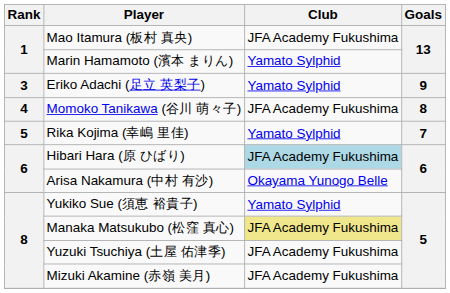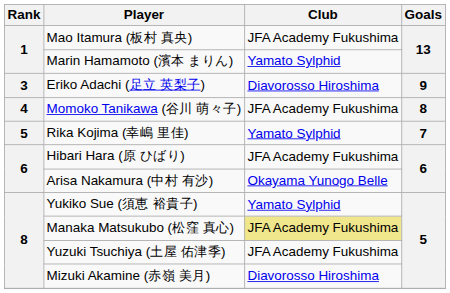(294, 85) Yamato Sylphid -> (313, 85) Diavorosso Hiroshima
(323, 156) lightblue background -> (323, 156) no background
(323, 276) JFA Academy Fukushima -> (313, 276) Diavorosso Hiroshima
